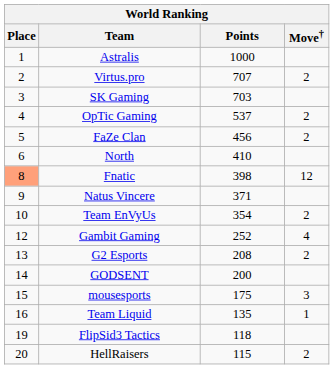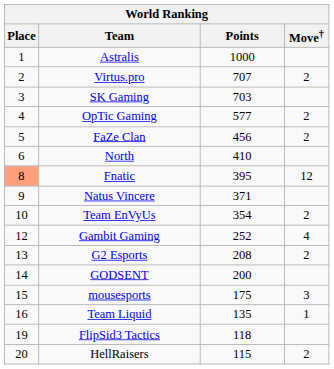(242, 116) 537 -> (242, 116) 577
(242, 176) 398 -> (242, 176) 395
